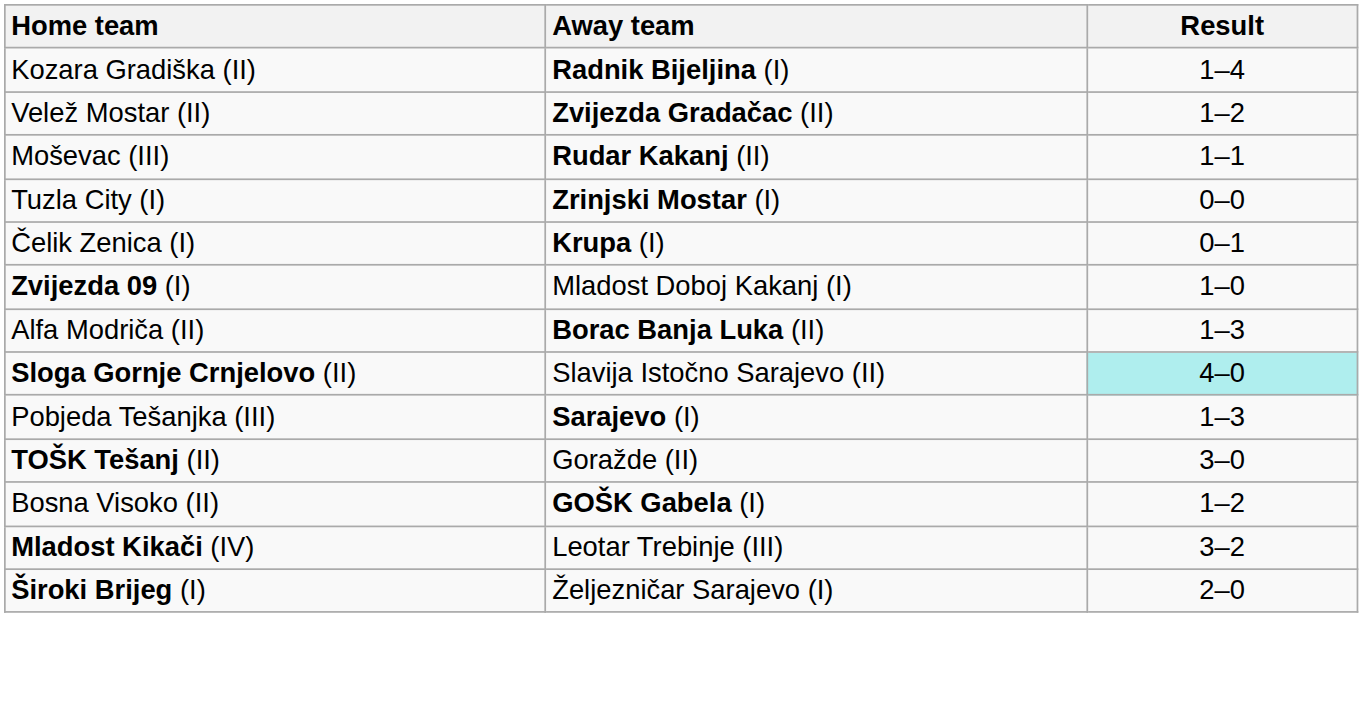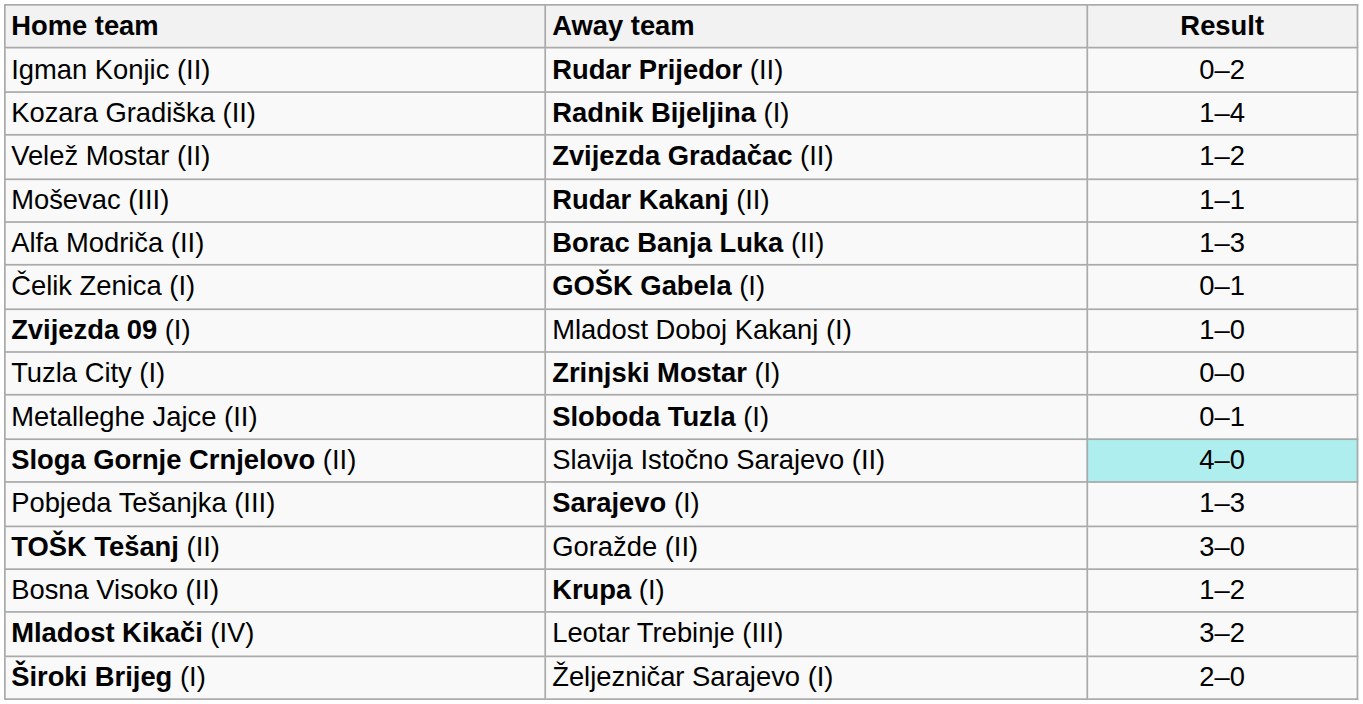+ row: (111, 69)
rows swapped: (88, 199) <-> (108, 329)
(608, 243) Krupa (I) -> (659, 286) GOŠK Gabela (I)
+ row: (134, 416)
(659, 503) GOŠK Gabela (I) -> (608, 590) Krupa (I)
